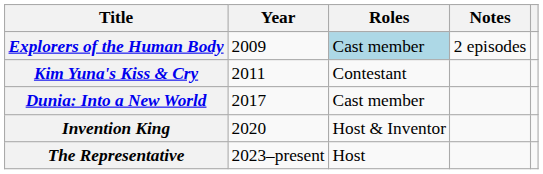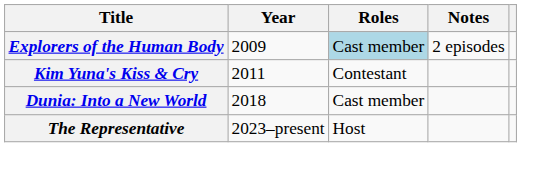(249, 100) 2017 -> (249, 100) 2018
- row: (116, 127)
